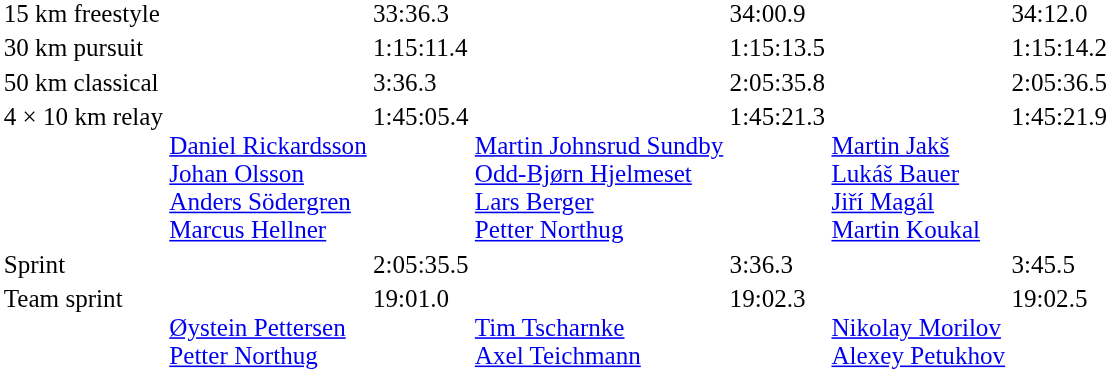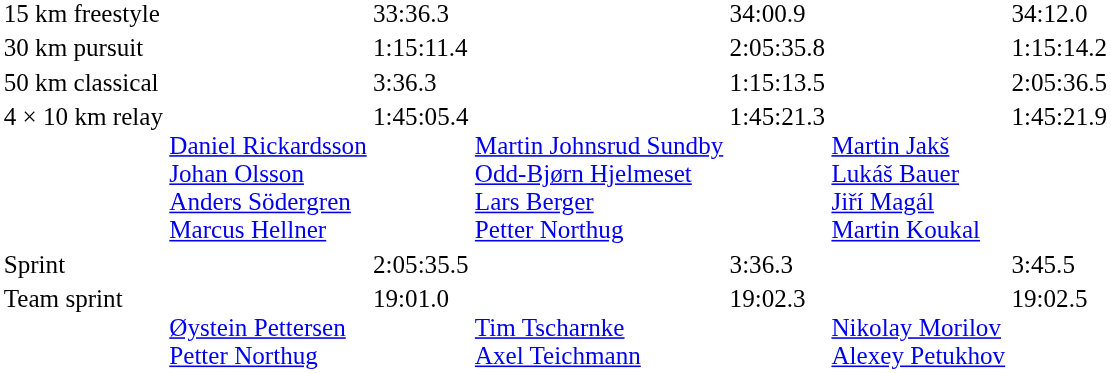(777, 48) 1:15:13.5 -> (777, 48) 2:05:35.8
(777, 82) 2:05:35.8 -> (777, 82) 1:15:13.5
